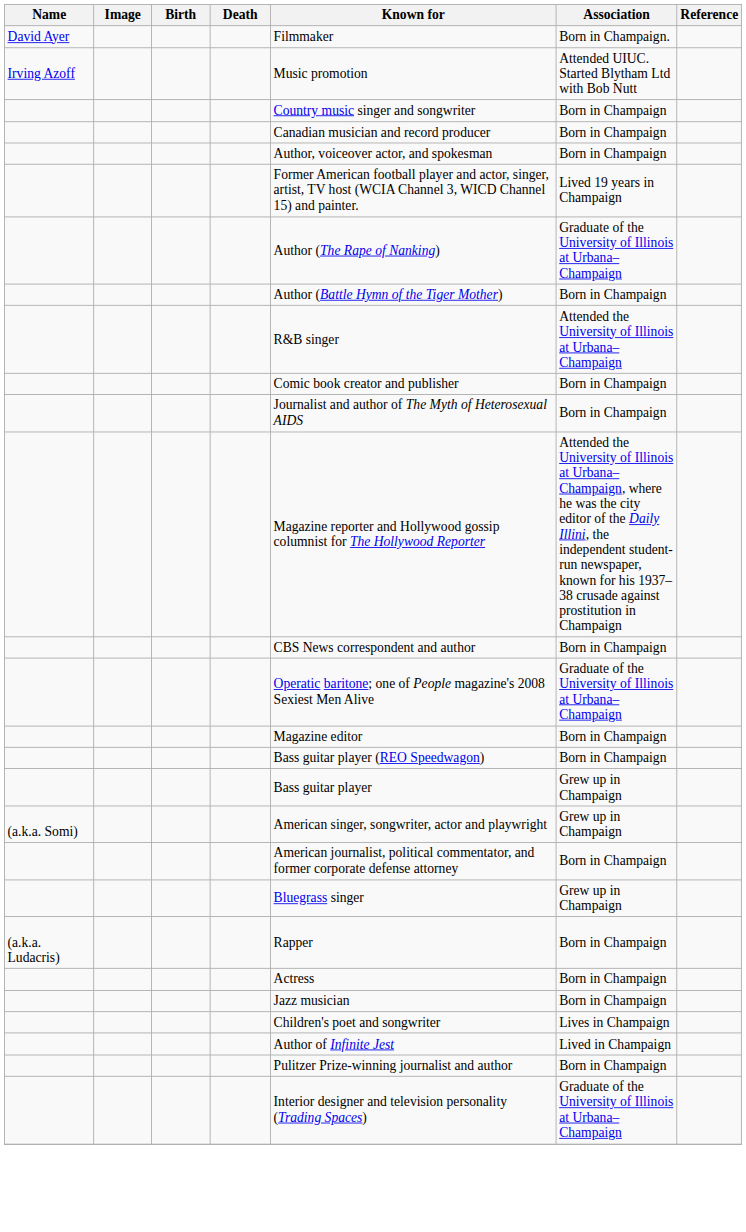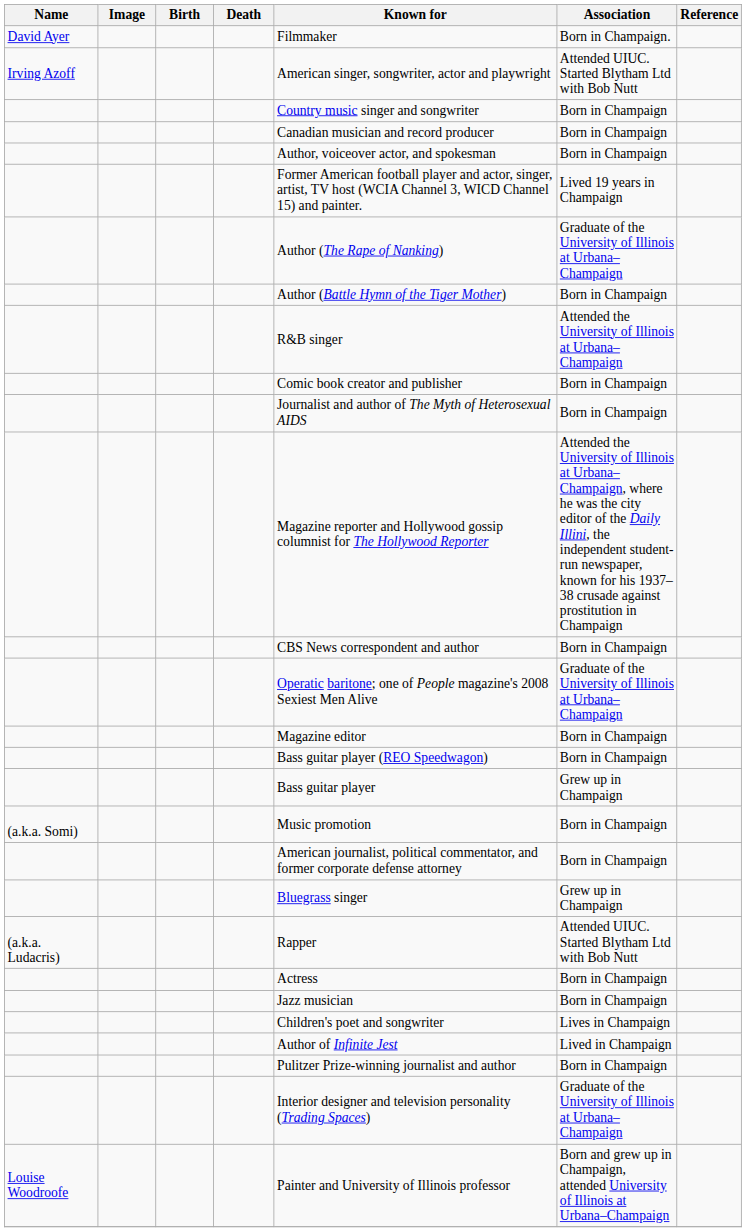(321, 73) Music promotion -> (414, 73) American singer, songwriter, actor and playwright
(410, 824) American singer, songwriter, actor and playwright -> (324, 824) Music promotion
(591, 824) Grew up in Champaign -> (614, 824) Born in Champaign
(613, 942) Born in Champaign -> (615, 942) Attended UIUC. Started Blytham Ltd with Bob Nutt
+ row: (38, 1185)
